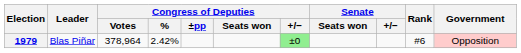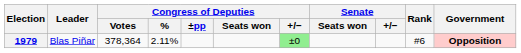(123, 40) 378,964 -> (123, 40) 378,364
(165, 40) 2.42% -> (165, 40) 2.11%
(475, 40) normal -> (475, 40) bold
